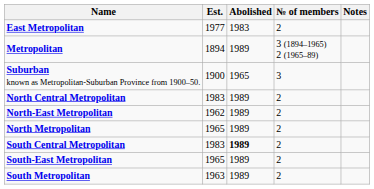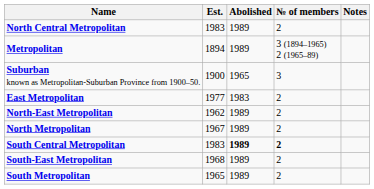rows swapped: (45, 28) <-> (66, 97)
(215, 129) 1965 -> (215, 129) 1967
(279, 144) normal -> (279, 144) bold
(215, 160) 1965 -> (215, 160) 1968
(215, 176) 1963 -> (215, 176) 1965
